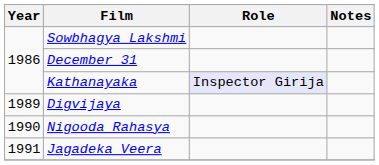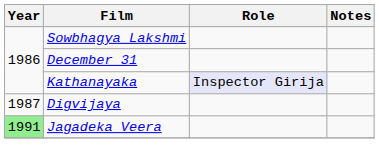(24, 105) 1989 -> (24, 105) 1987
- row: (108, 127)
(24, 149) no background -> (24, 127) lightgreen background
